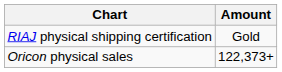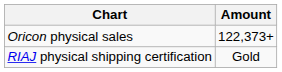rows swapped: (70, 57) <-> (110, 36)
